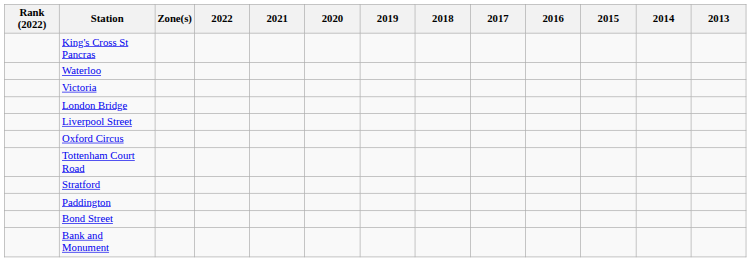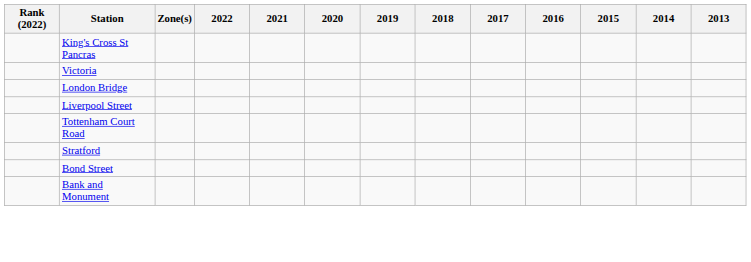- row: (82, 71)
- row: (93, 139)
- row: (86, 202)
